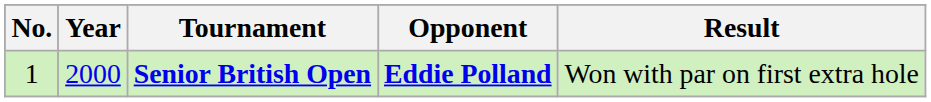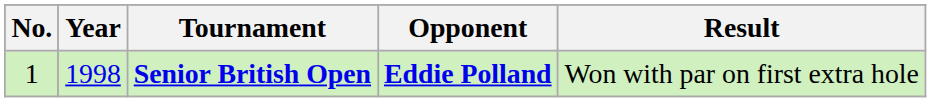(93, 73) 2000 -> (93, 73) 1998
